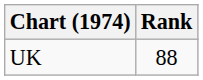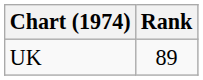(167, 57) 88 -> (167, 57) 89
